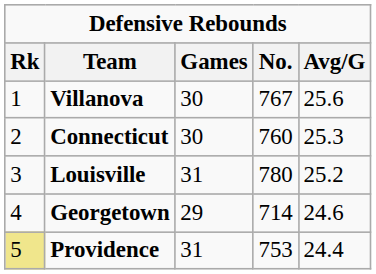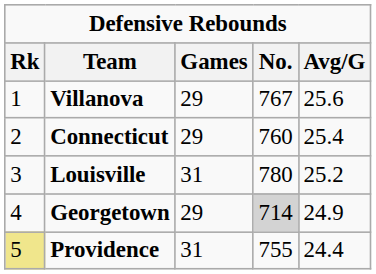(192, 99) 30 -> (192, 99) 29
(192, 137) 30 -> (192, 137) 29
(324, 137) 25.3 -> (324, 137) 25.4
(276, 212) no background -> (276, 212) lightgrey background
(324, 212) 24.6 -> (324, 212) 24.9
(276, 250) 753 -> (276, 250) 755
